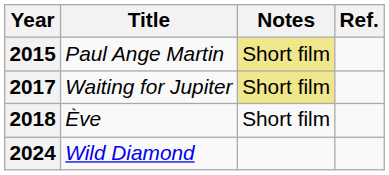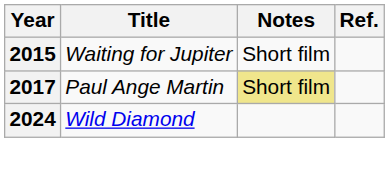(145, 53) Paul Ange Martin -> (149, 53) Waiting for Jupiter
(286, 53) khaki background -> (286, 53) no background
(149, 86) Waiting for Jupiter -> (145, 86) Paul Ange Martin
- row: (33, 119)
